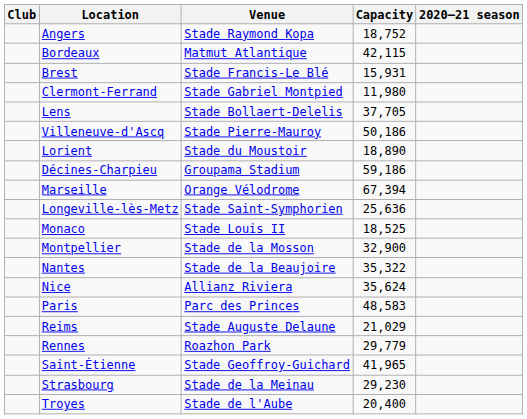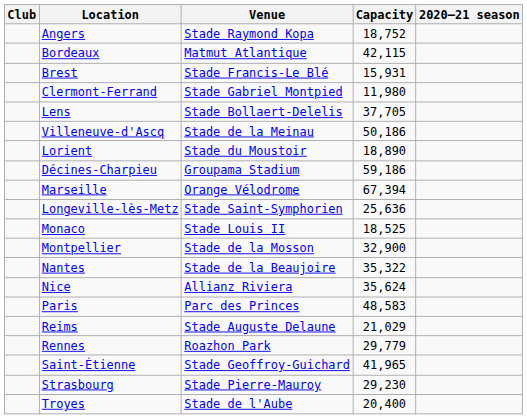(253, 131) Stade Pierre-Mauroy -> (249, 131) Stade de la Meinau
(249, 385) Stade de la Meinau -> (253, 385) Stade Pierre-Mauroy
